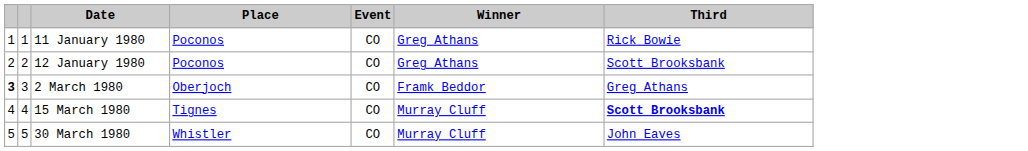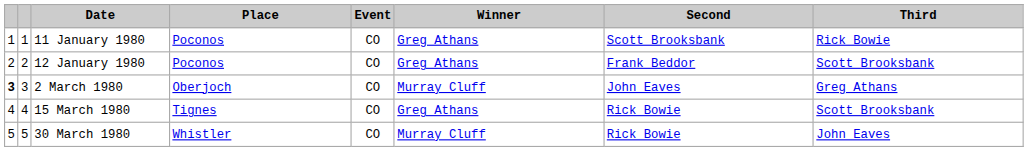+ column: (709, 17)
(442, 87) Framk Beddor -> (442, 87) Murray Cluff
(442, 111) Murray Cluff -> (438, 111) Greg Athans
(666, 111) bold -> (875, 111) normal
